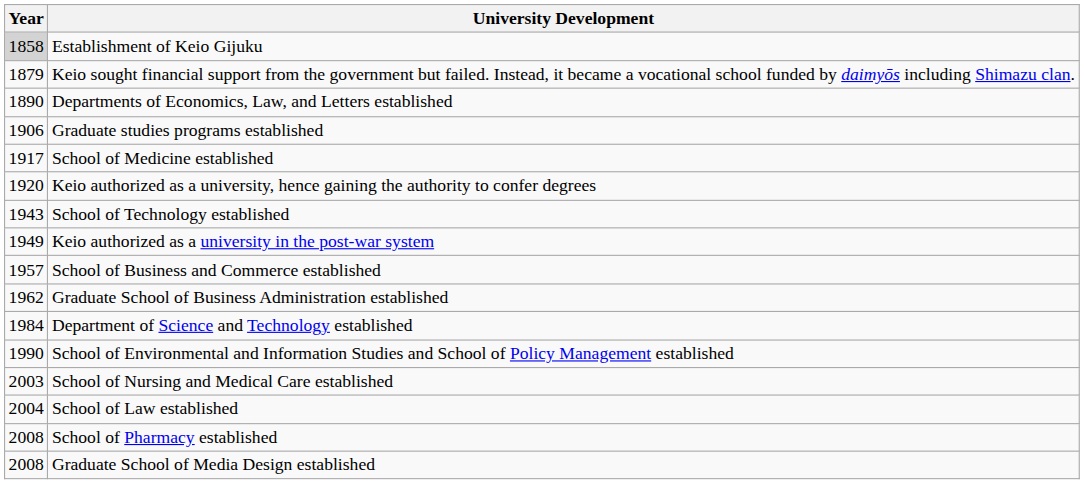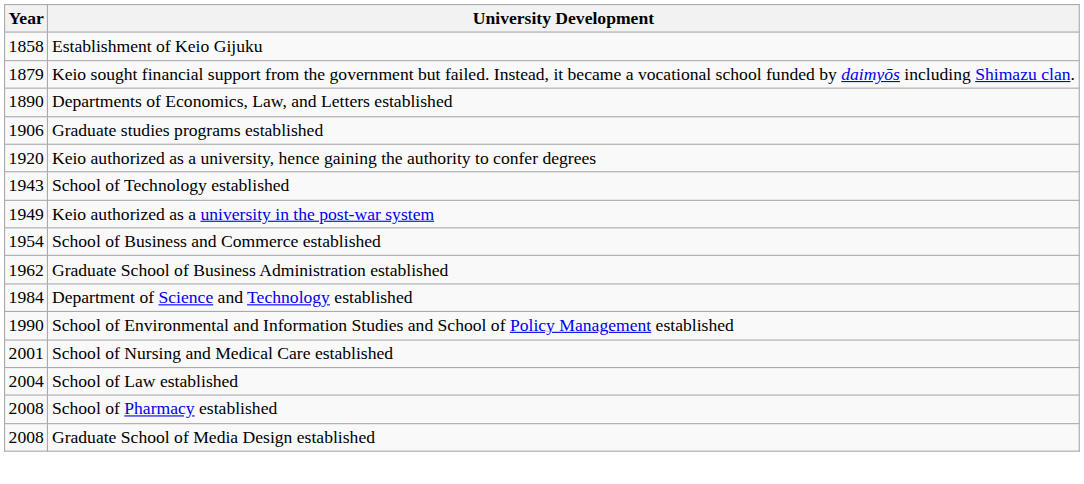(26, 46) lightgrey background -> (26, 46) no background
- row: (163, 158)
(26, 269) 1957 -> (26, 241) 1954
(26, 381) 2003 -> (26, 353) 2001
